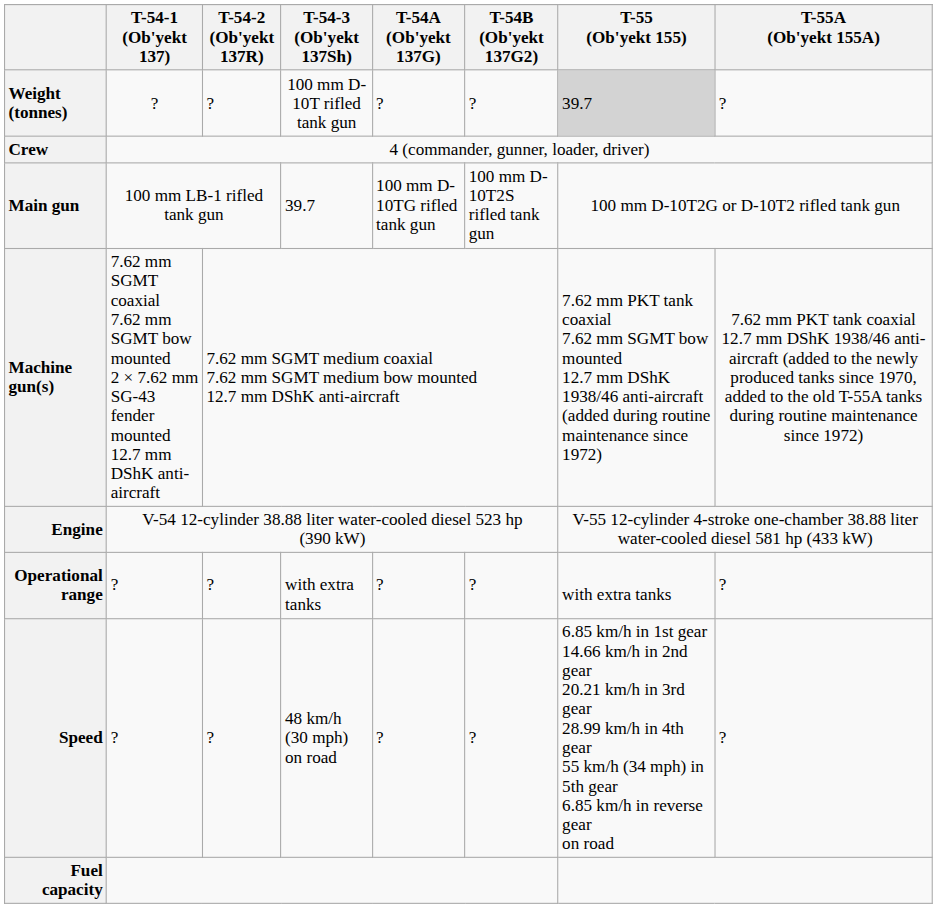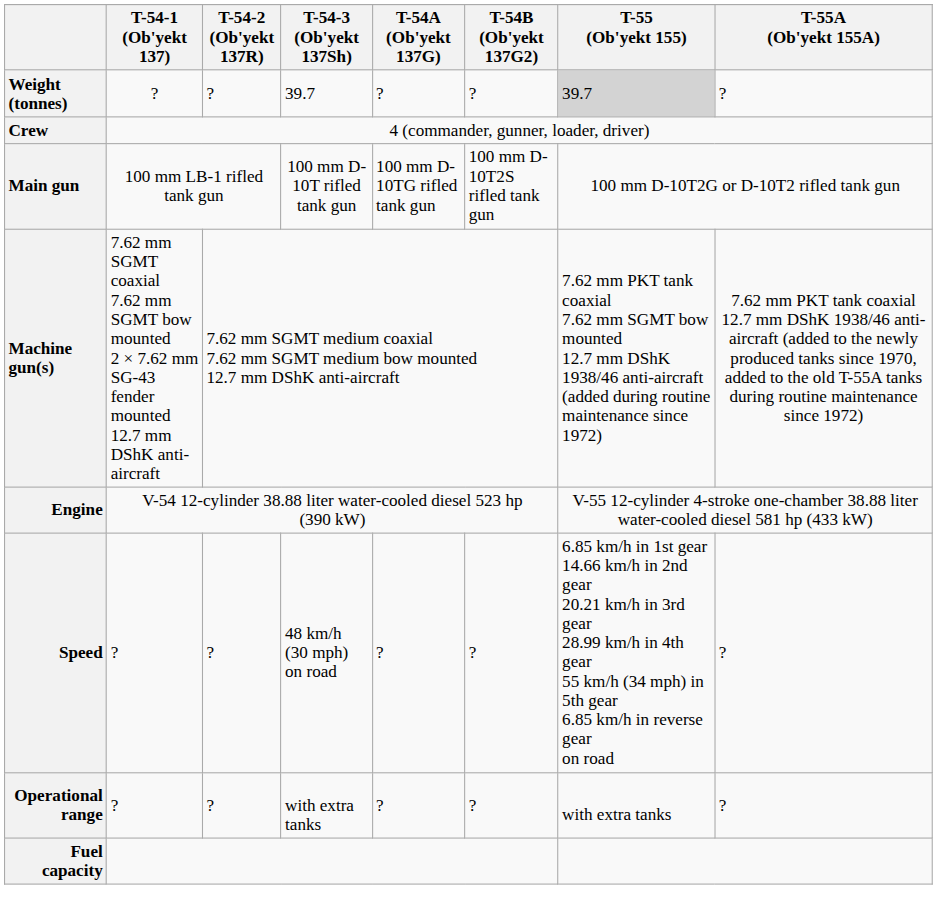(327, 103) 100 mm D-10T rifled tank gun -> (300, 93) 39.7
(300, 205) 39.7 -> (327, 186) 100 mm D-10T rifled tank gun
rows swapped: (81, 737) <-> (59, 585)
